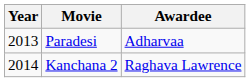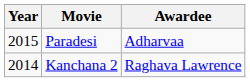(23, 40) 2013 -> (23, 40) 2015
